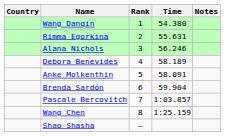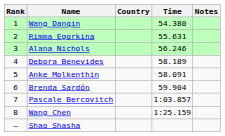columns swapped: (140, 11) <-> (23, 11)
